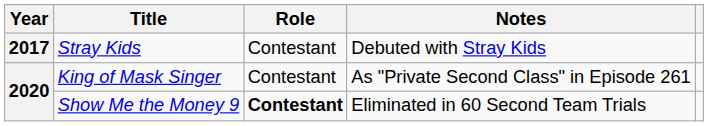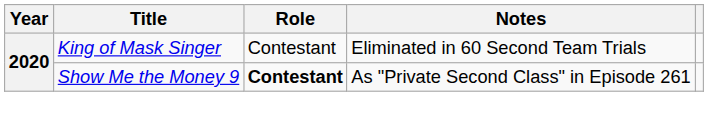- row: (99, 47)
(521, 76) As "Private Second Class" in Episode 261 -> (499, 47) Eliminated in 60 Second Team Trials
(499, 105) Eliminated in 60 Second Team Trials -> (521, 76) As "Private Second Class" in Episode 261
